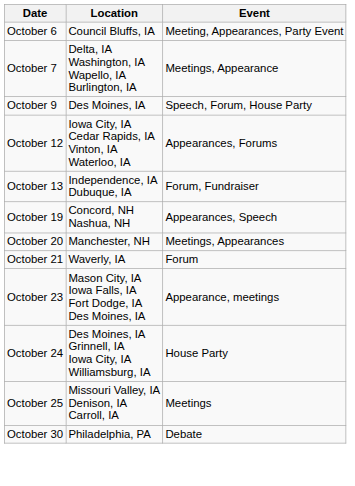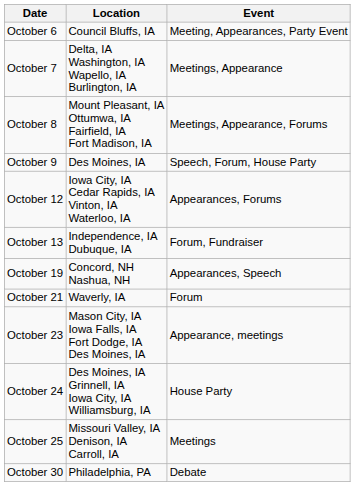+ row: (32, 125)
- row: (35, 241)
